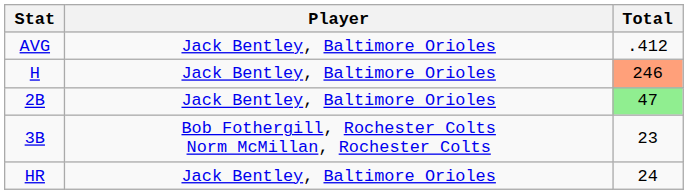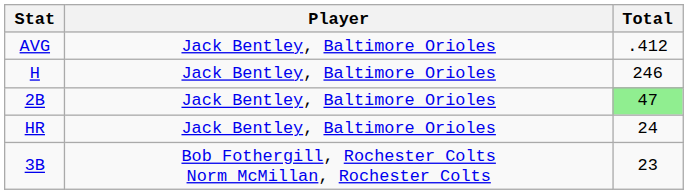(648, 74) lightsalmon background -> (648, 74) no background
rows swapped: (35, 138) <-> (35, 176)
